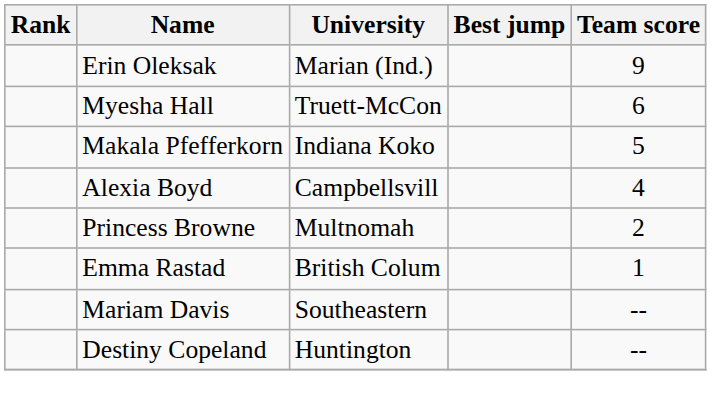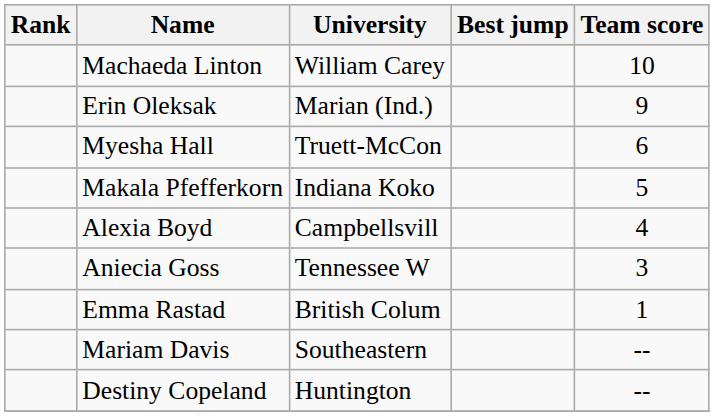+ row: (172, 65)
+ row: (151, 268)
- row: (169, 227)
